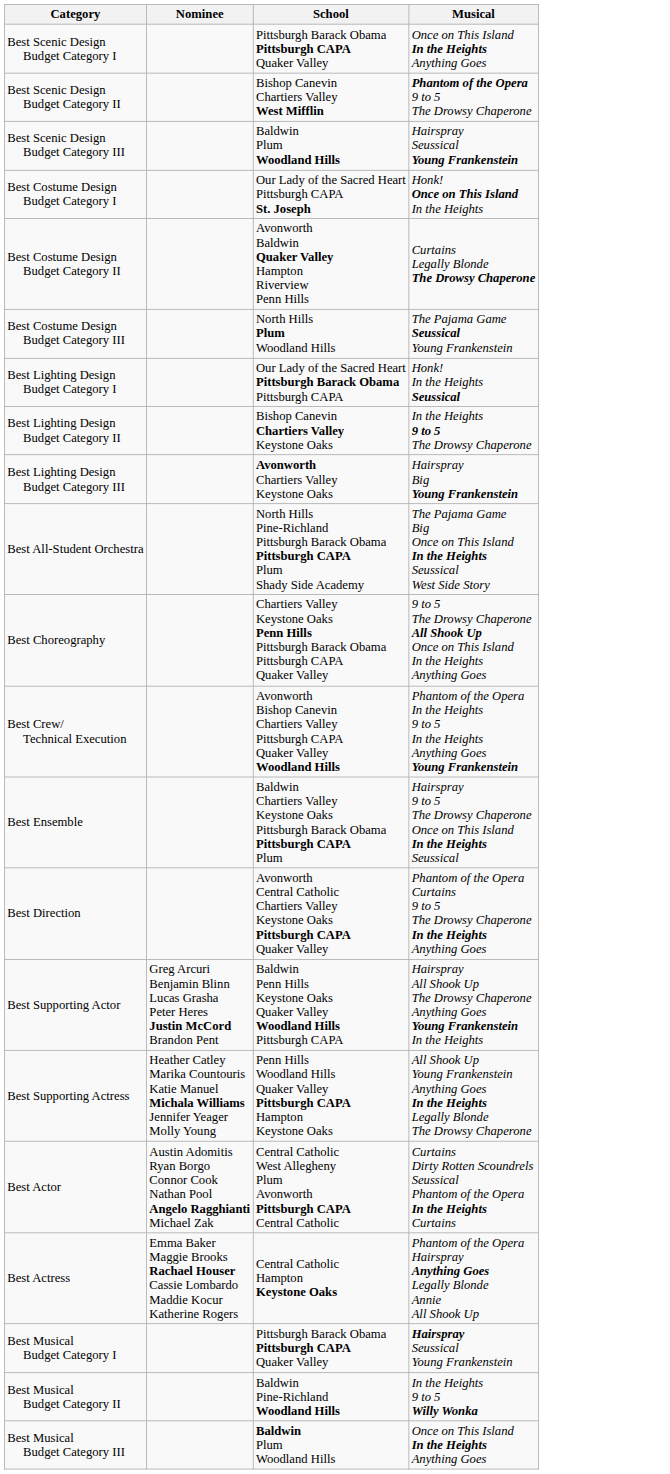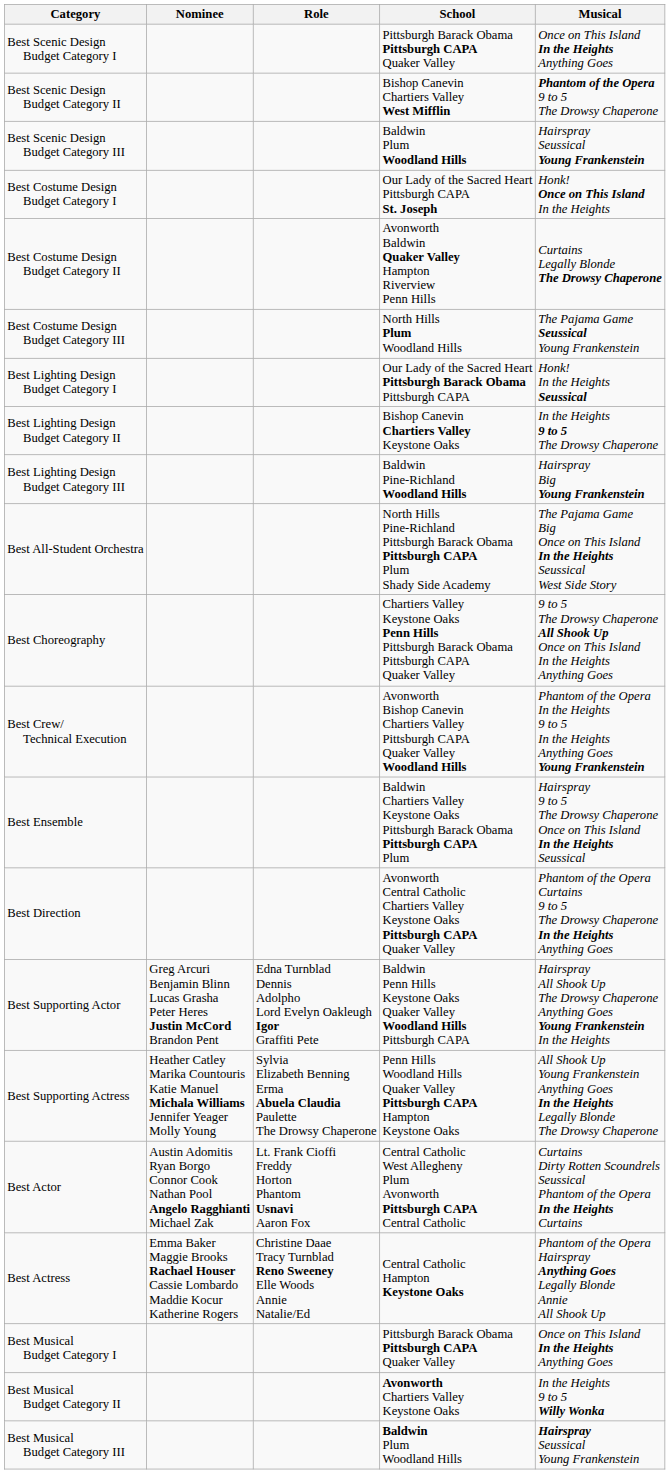+ column: (316, 14)
(297, 479) Avonworth Chartiers Valley Keystone Oaks -> (425, 479) Baldwin Pine-Richland Woodland Hills
(462, 1348) Hairspray Seussical Young Frankenstein -> (589, 1348) Once on This Island In the Heights Anything Goes
(298, 1396) Baldwin Pine-Richland Woodland Hills -> (423, 1396) Avonworth Chartiers Valley Keystone Oaks
(463, 1445) Once on This Island In the Heights Anything Goes -> (589, 1445) Hairspray Seussical Young Frankenstein
